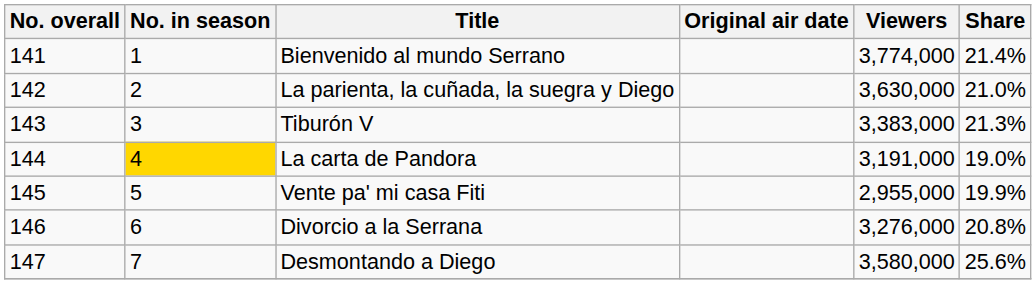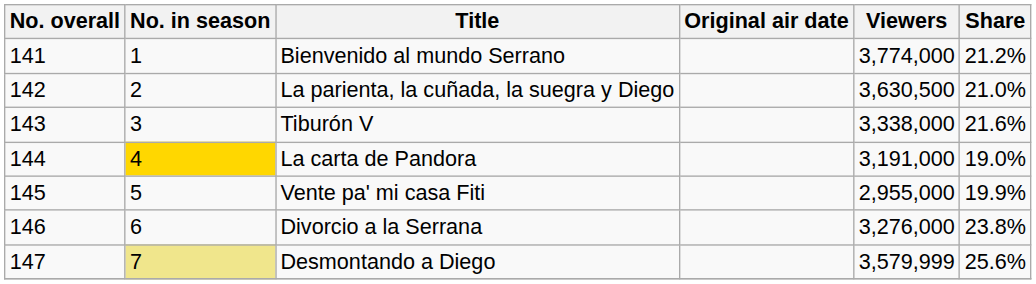(995, 55) 21.4% -> (995, 55) 21.2%
(907, 90) 3,630,000 -> (907, 90) 3,630,500
(907, 124) 3,383,000 -> (907, 124) 3,338,000
(995, 124) 21.3% -> (995, 124) 21.6%
(995, 227) 20.8% -> (995, 227) 23.8%
(136, 261) no background -> (136, 261) khaki background
(907, 261) 3,580,000 -> (907, 261) 3,579,999
